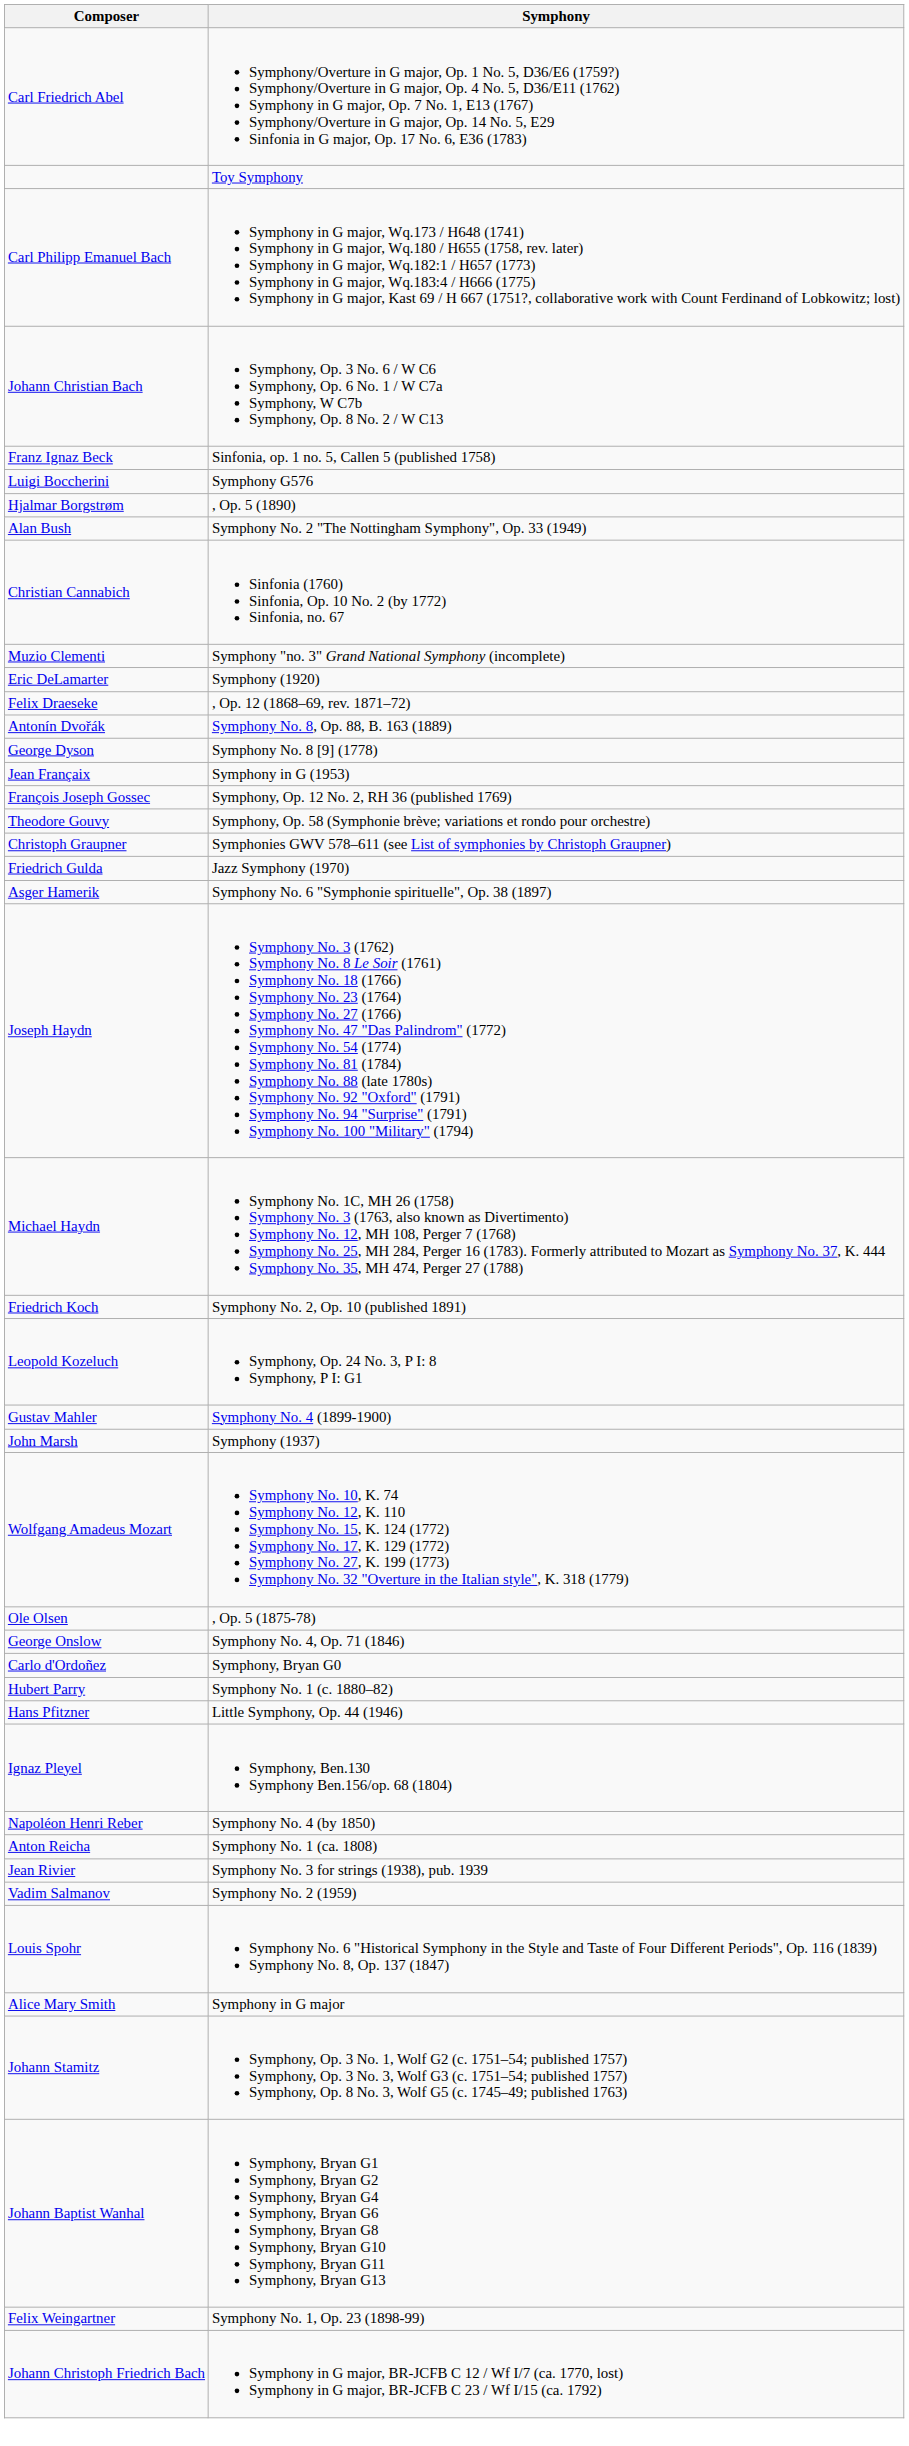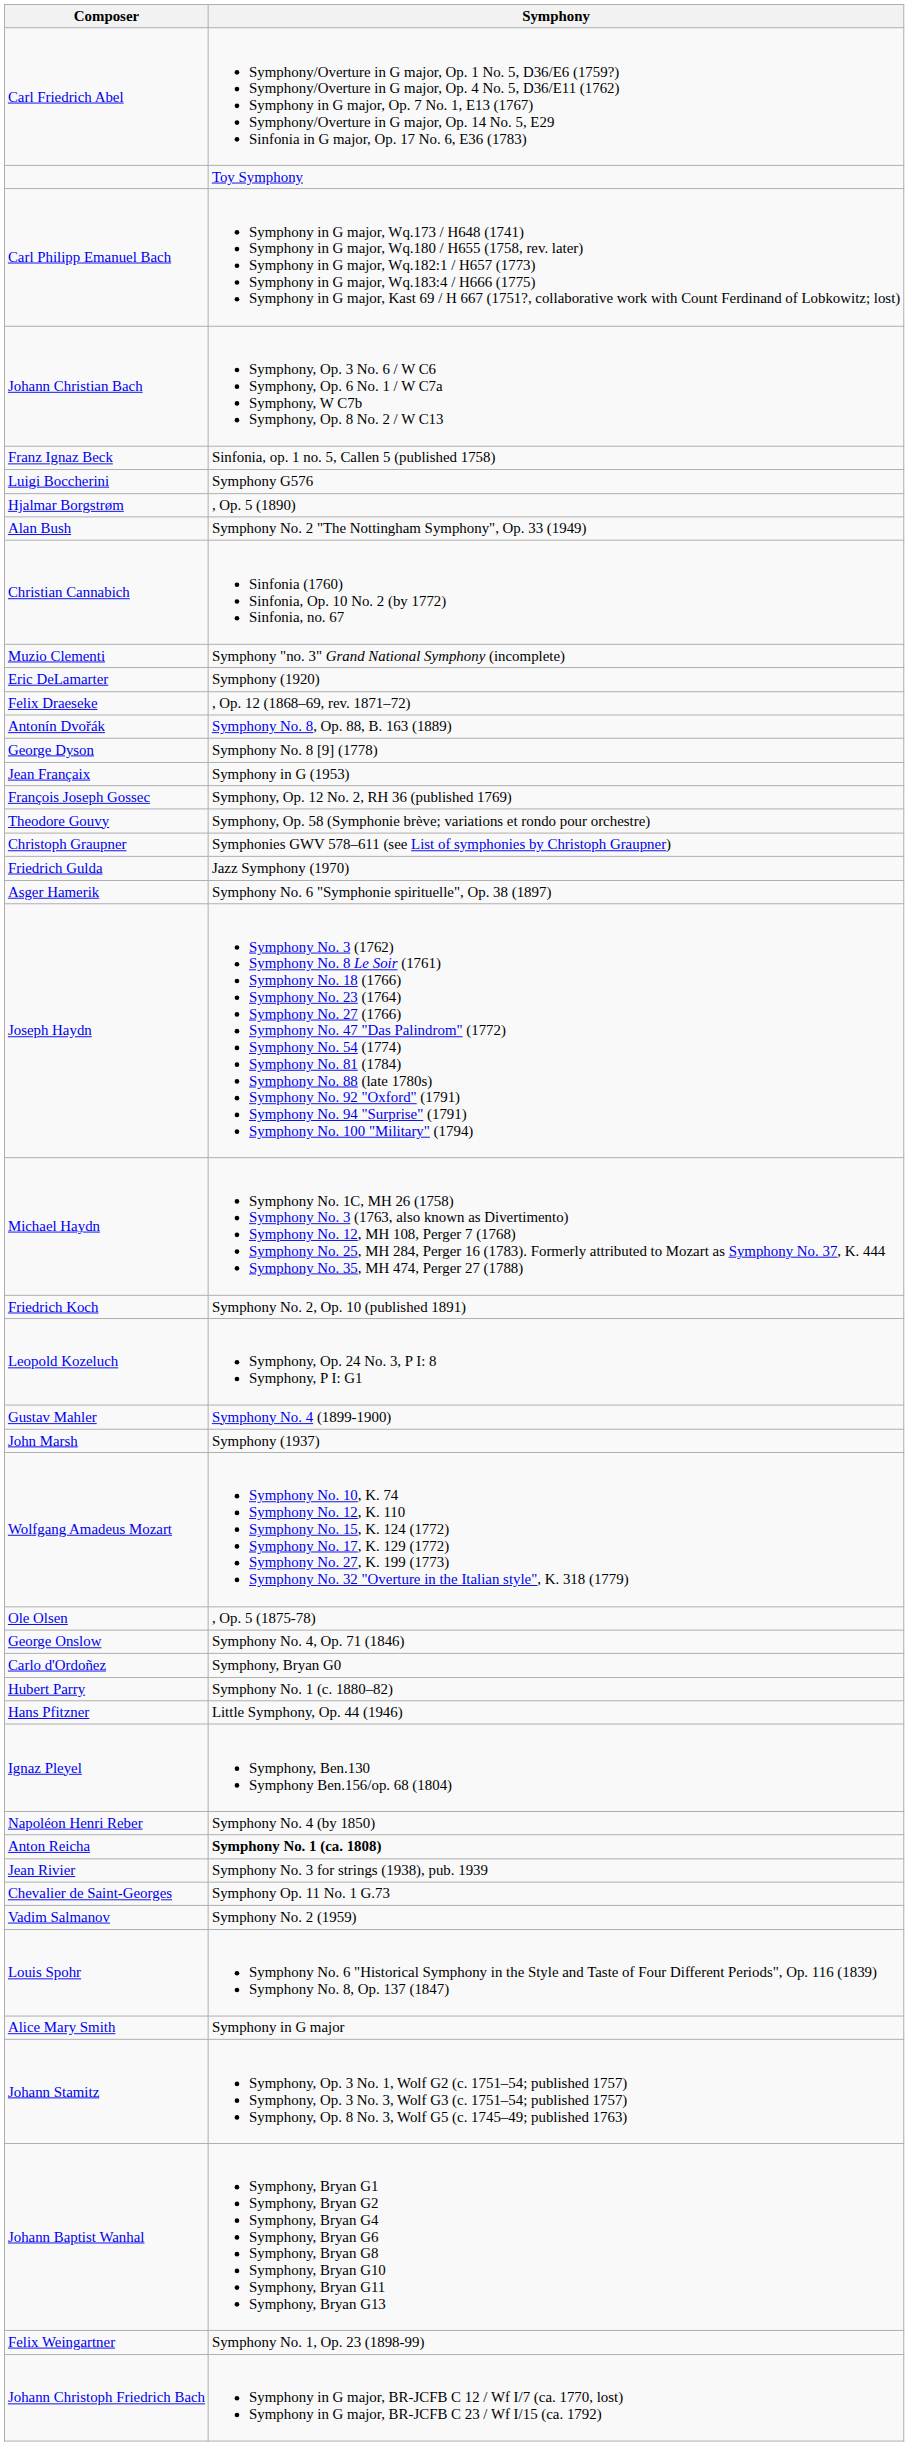(295, 1846) normal -> (297, 1846) bold
+ row: (90, 1893)
